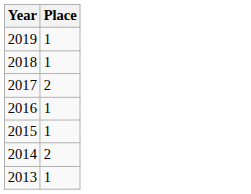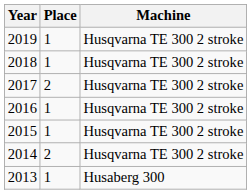+ column: (163, 16)
